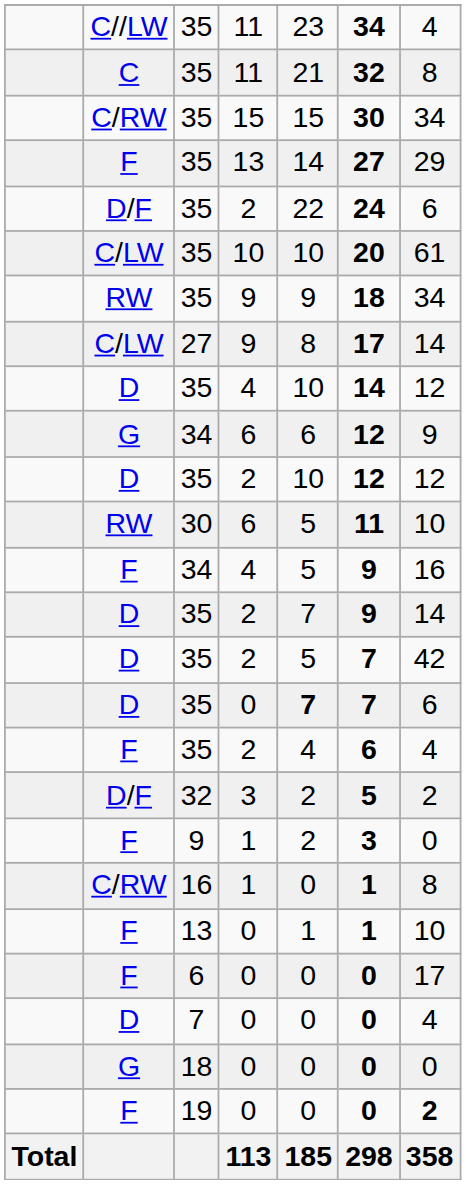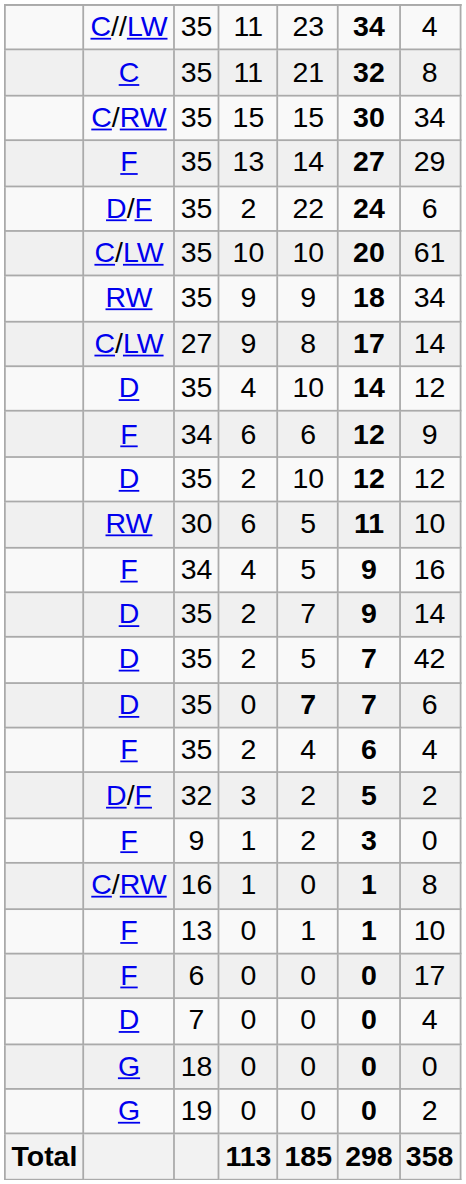(129, 433) G -> (129, 433) F
(129, 1111) F -> (129, 1111) G
(430, 1111) bold -> (430, 1111) normal
